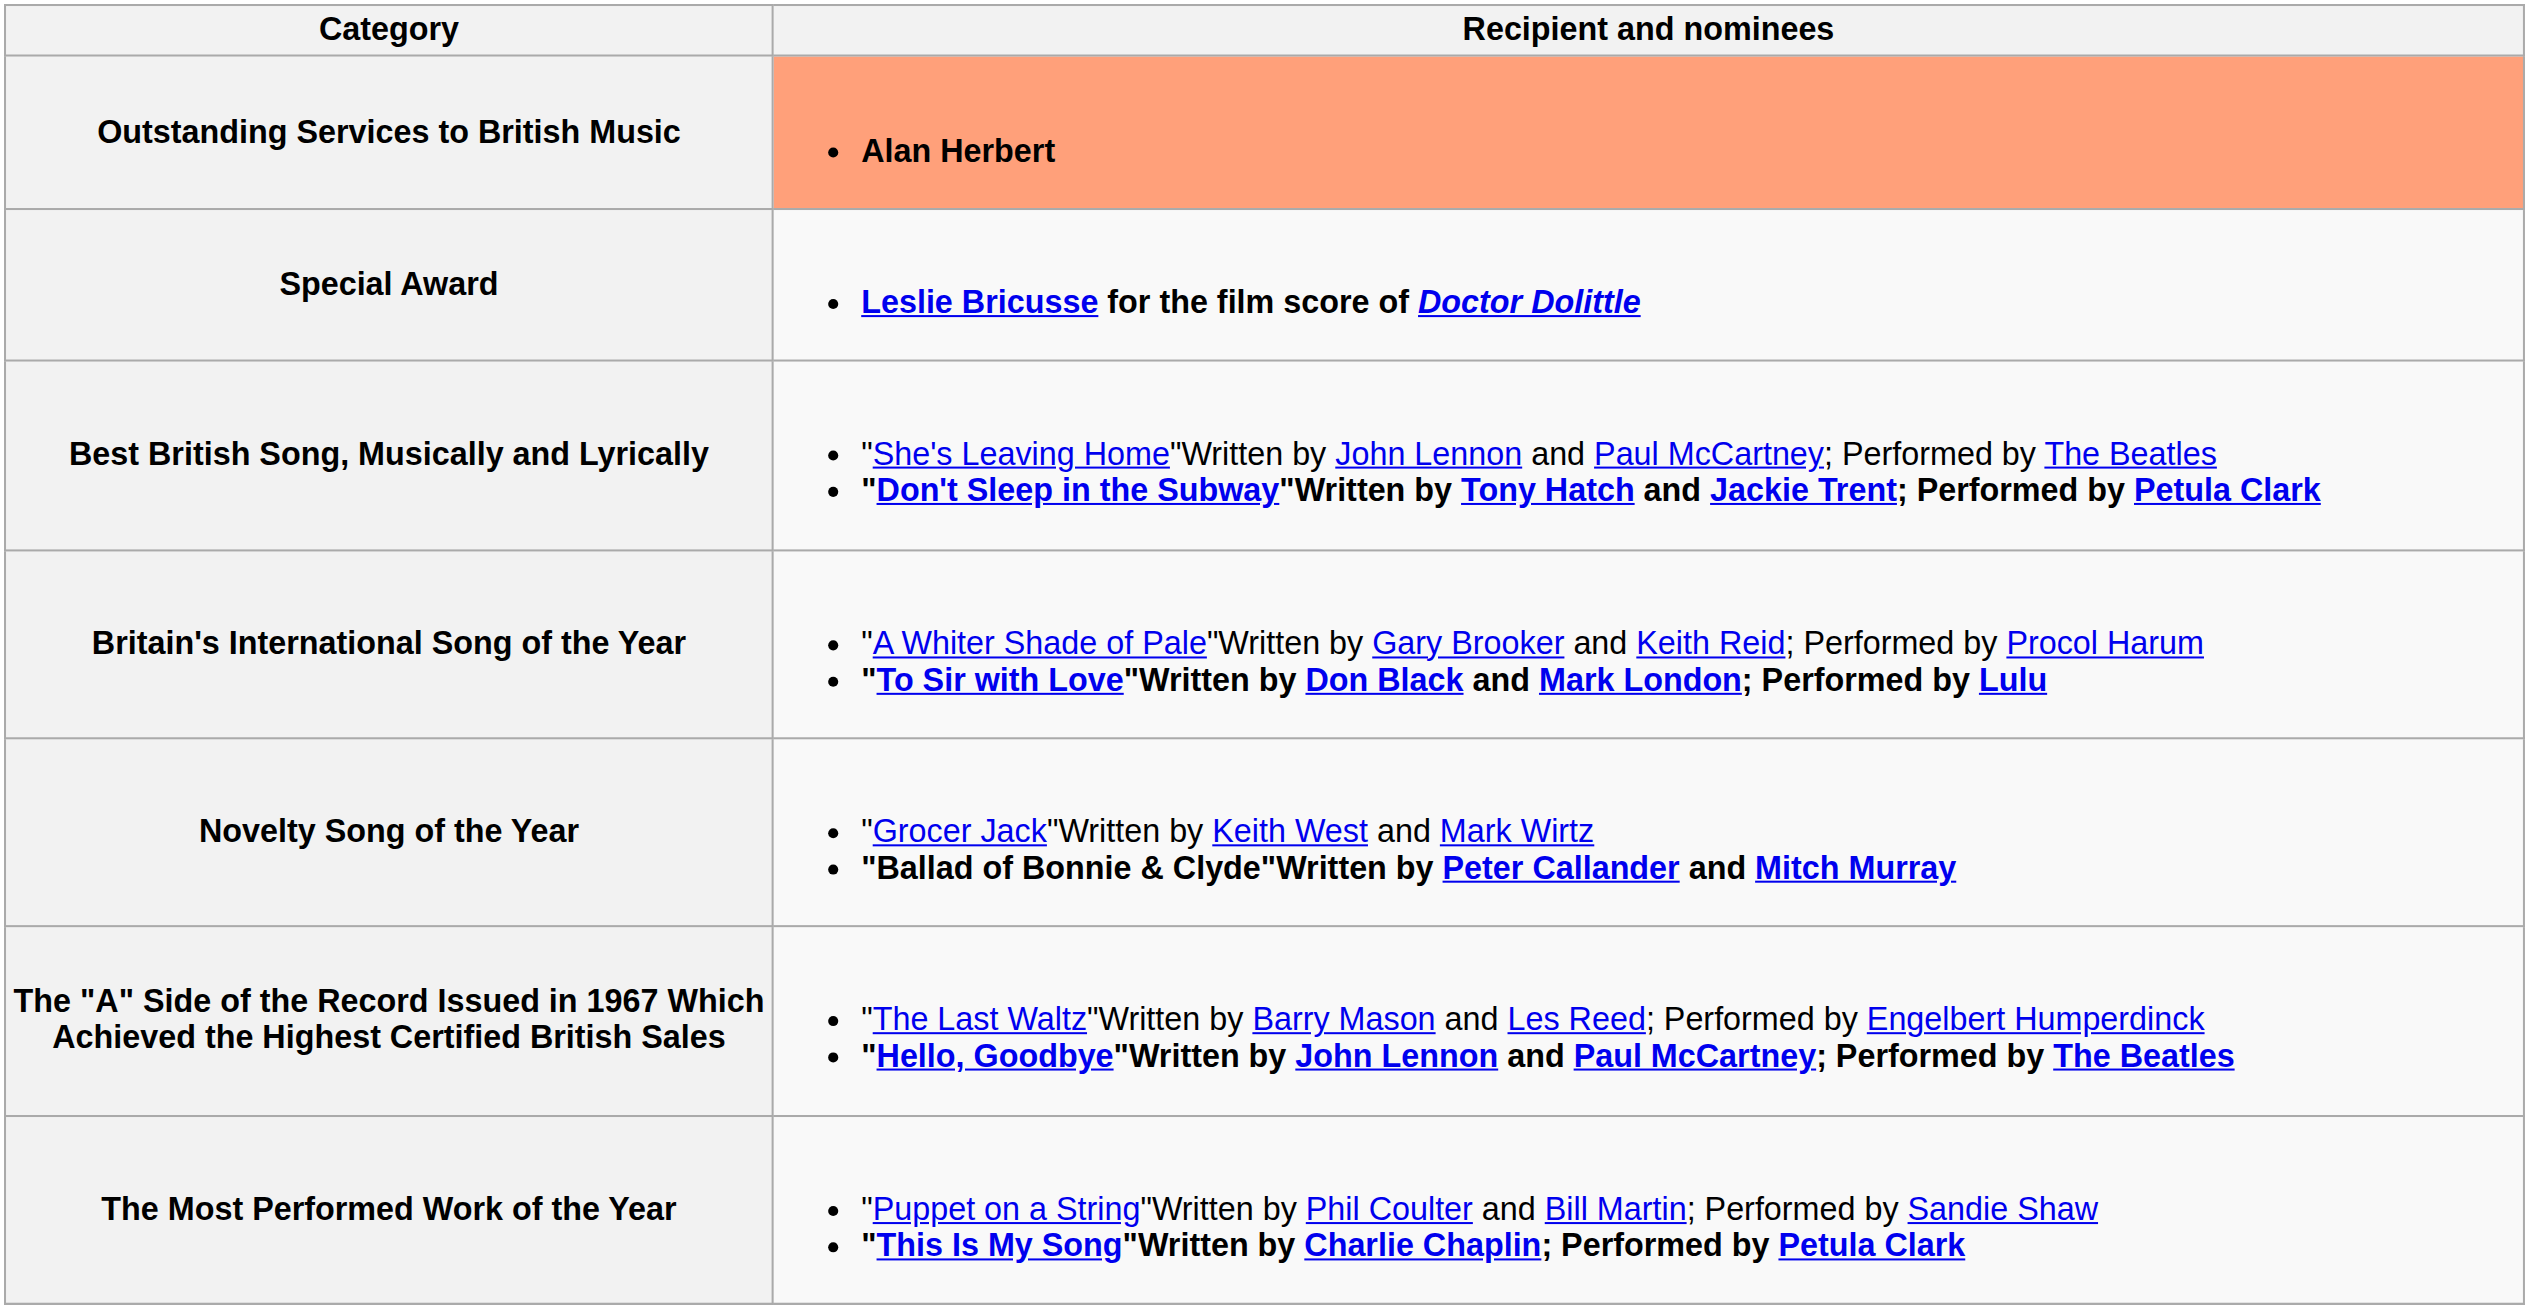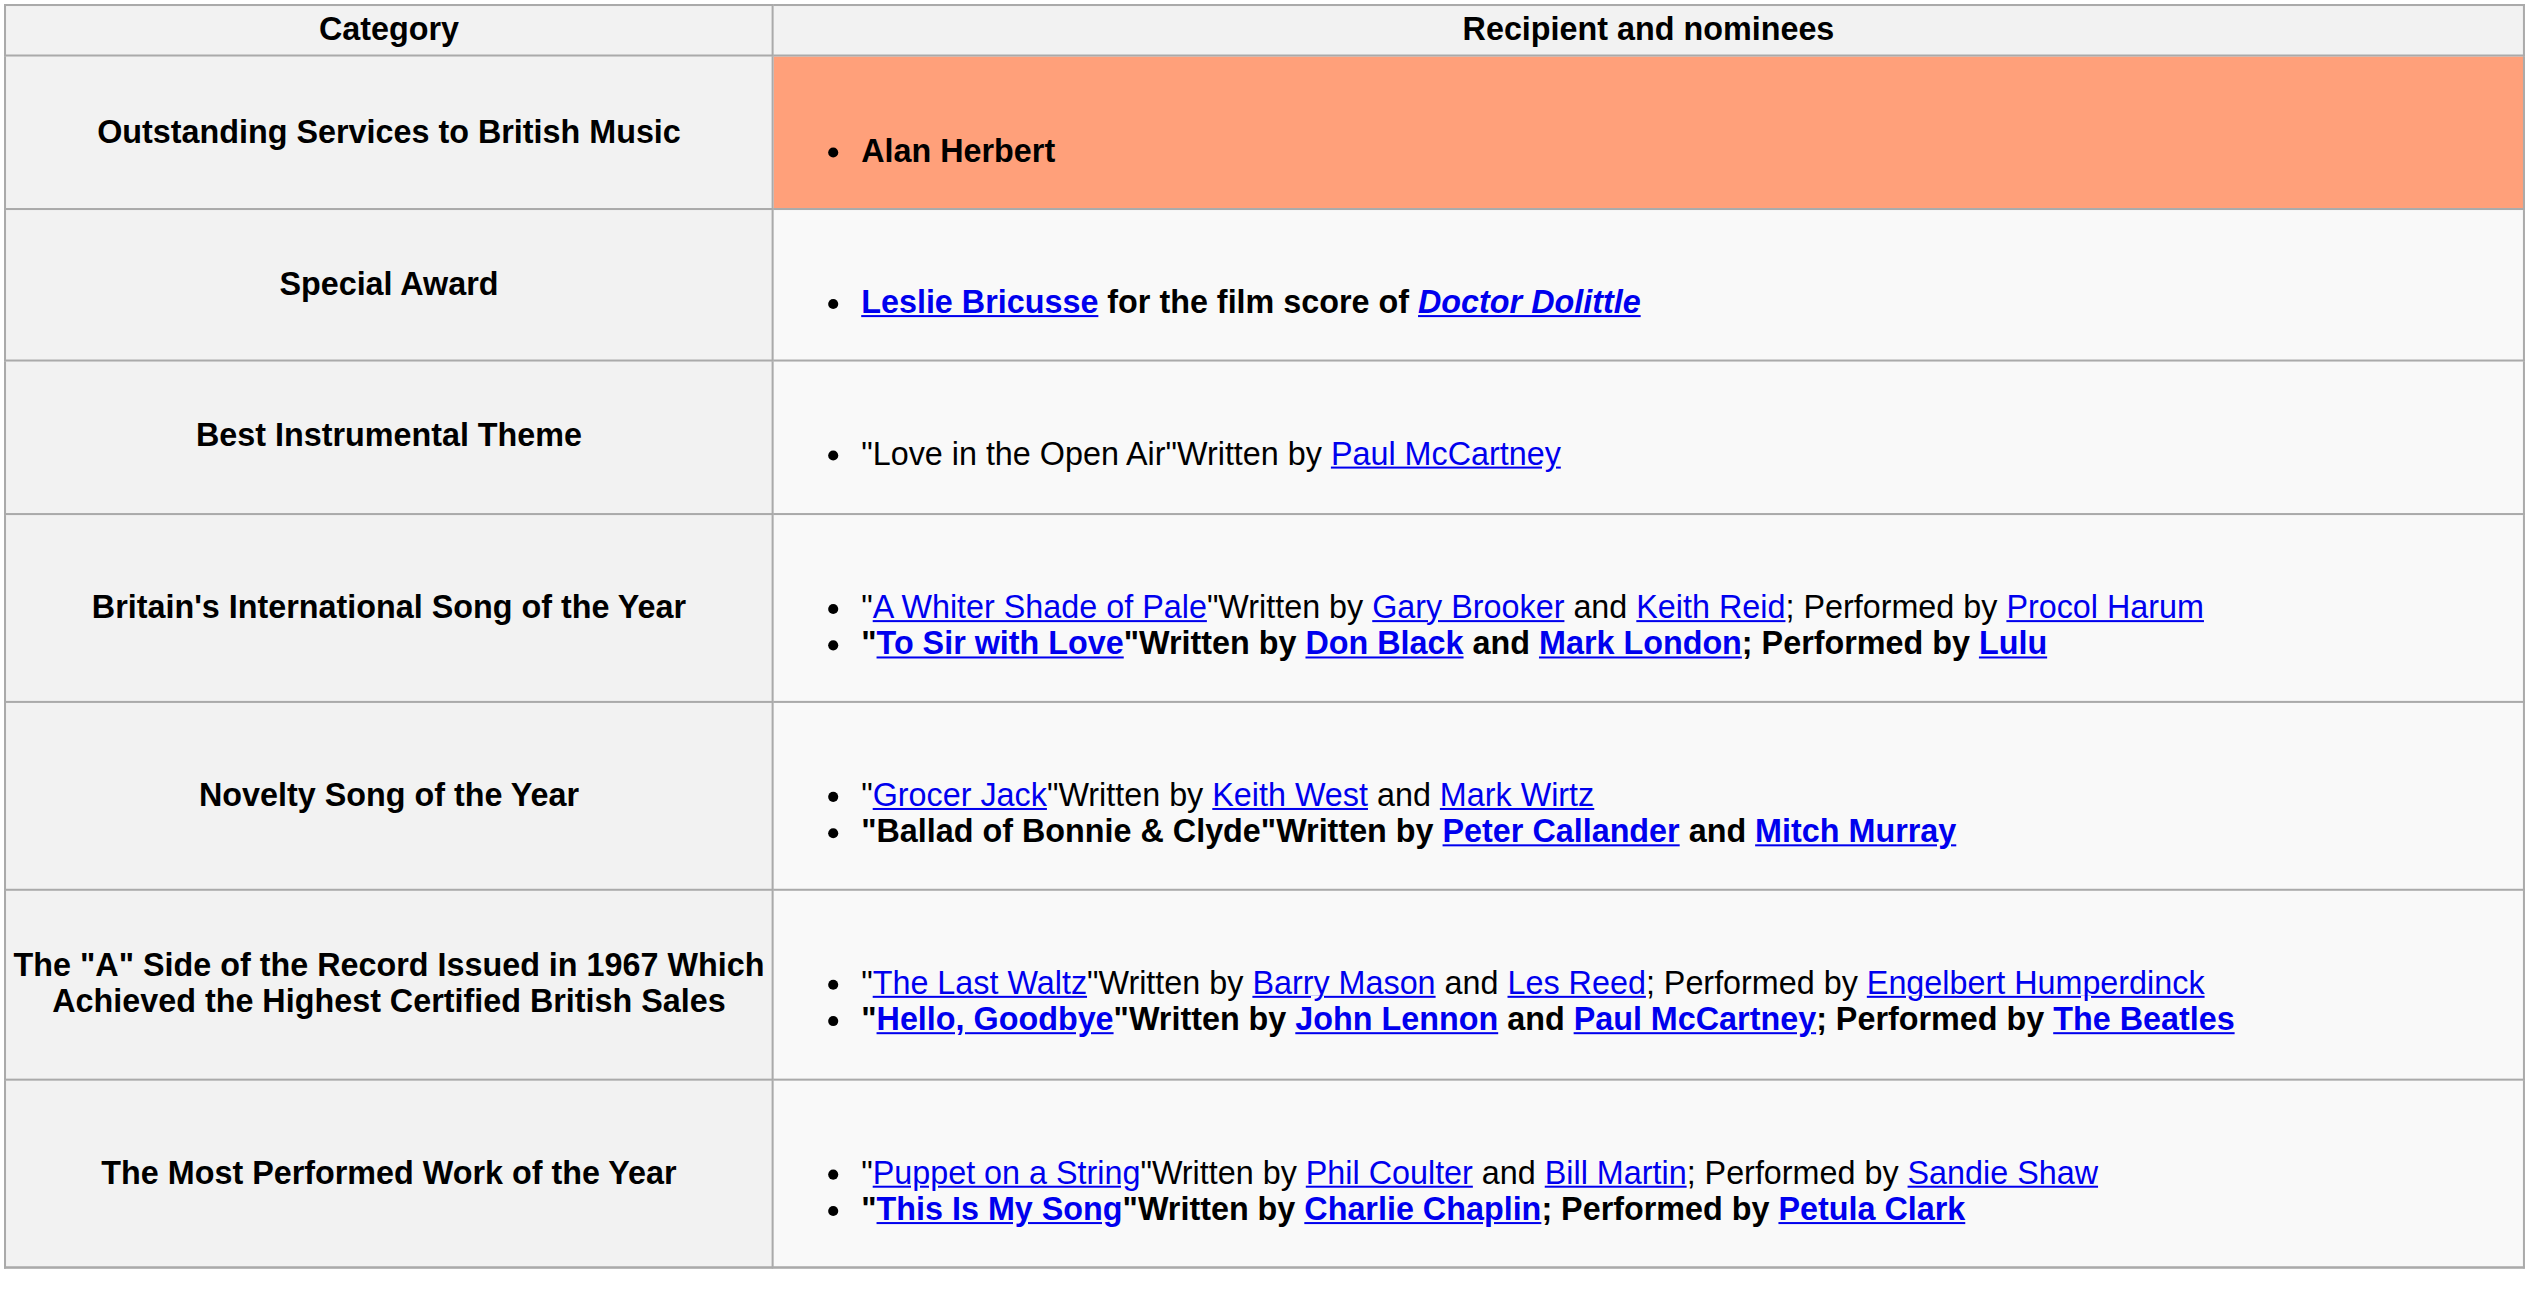- row: (389, 454)
+ row: (389, 436)
